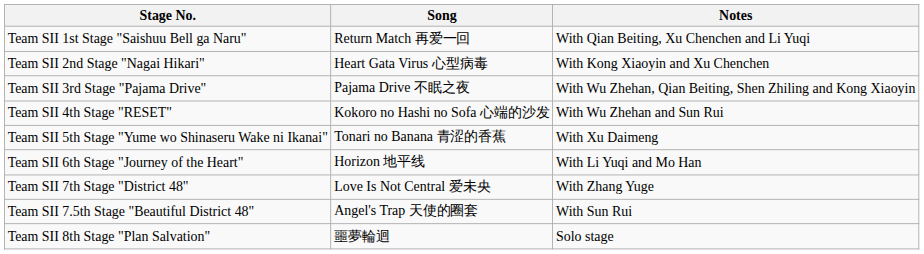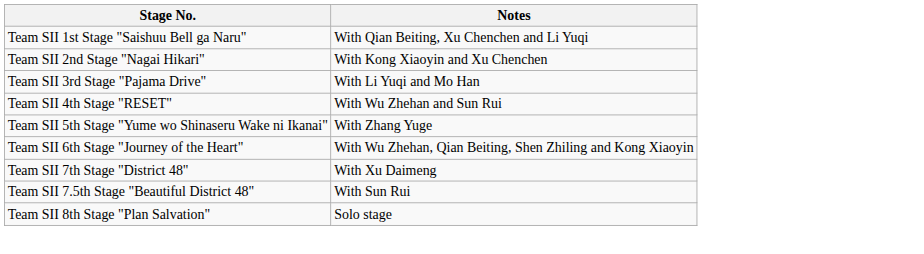- column: (442, 15)
(736, 88) With Wu Zhehan, Qian Beiting, Shen Zhiling and Kong Xiaoyin -> (407, 81) With Li Yuqi and Mo Han
(607, 137) With Xu Daimeng -> (383, 125) With Zhang Yuge
(629, 162) With Li Yuqi and Mo Han -> (514, 147) With Wu Zhehan, Qian Beiting, Shen Zhiling and Kong Xiaoyin
(605, 187) With Zhang Yuge -> (385, 170) With Xu Daimeng
